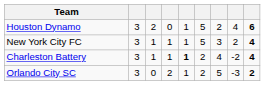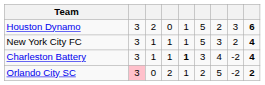(235, 27) 4 -> (235, 27) 3
(203, 57) 2 -> (203, 57) 3
(137, 73) no background -> (137, 73) pink background
(235, 73) -3 -> (235, 73) -2
